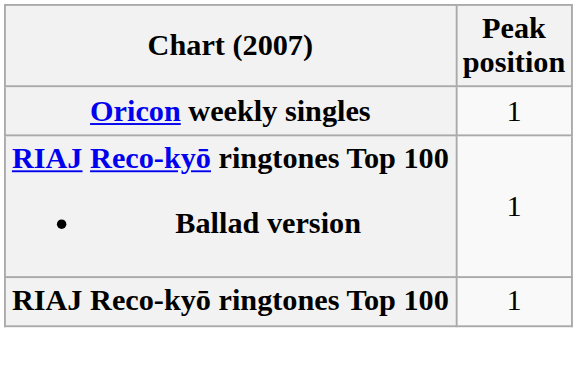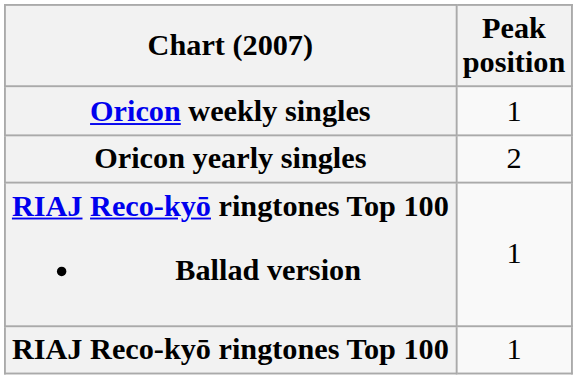+ row: (230, 158)
